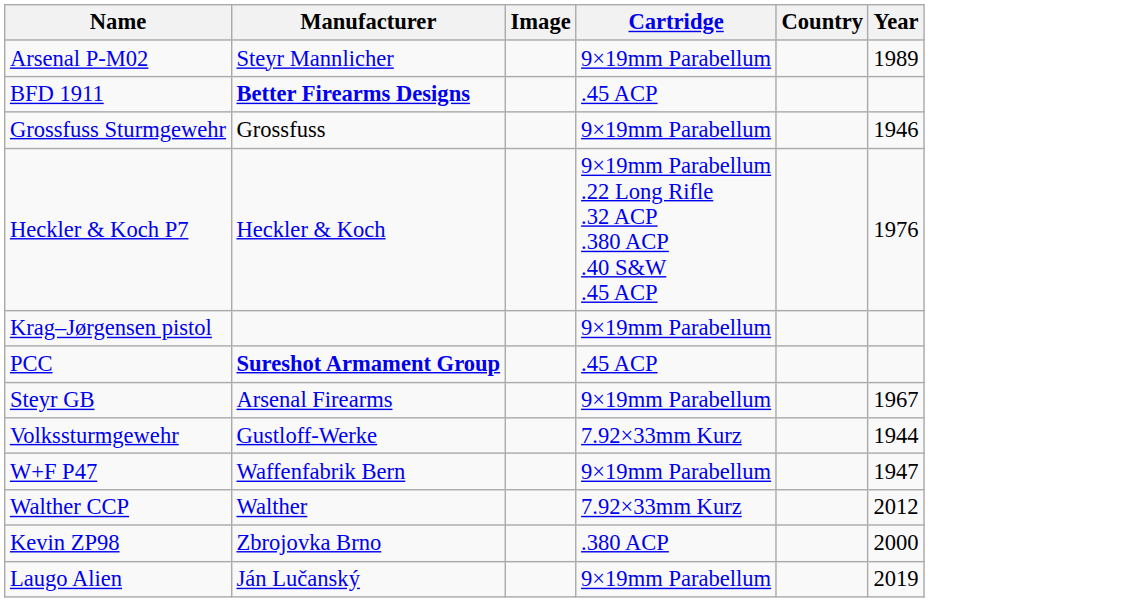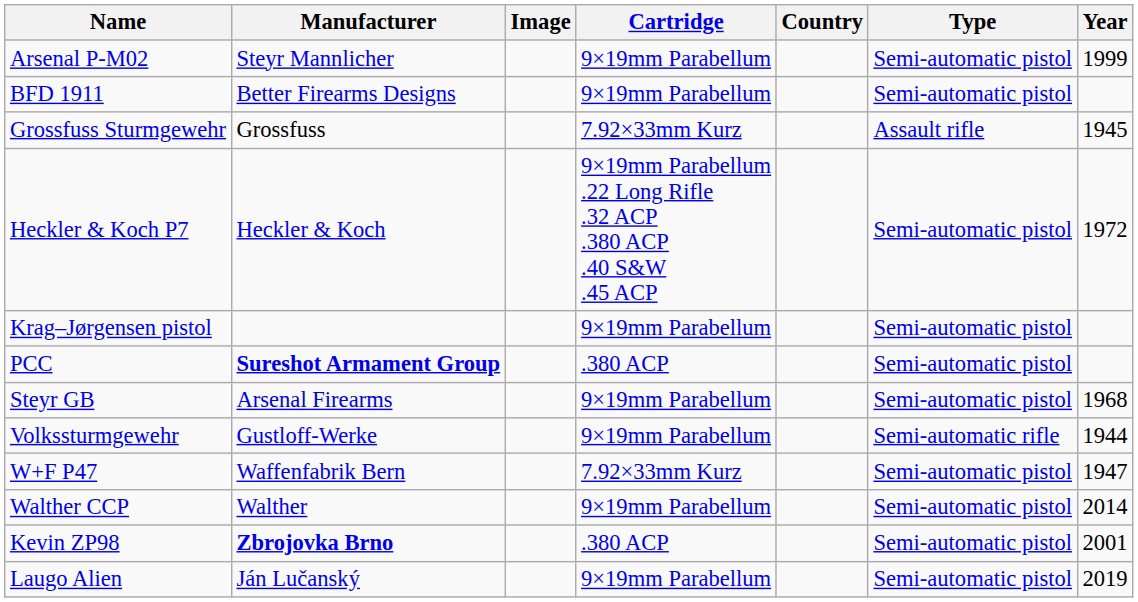+ column: (973, 22)
(896, 58) 1989 -> (1105, 58) 1999
(353, 93) bold -> (346, 93) normal
(619, 93) .45 ACP -> (676, 93) 9×19mm Parabellum
(676, 129) 9×19mm Parabellum -> (661, 129) 7.92×33mm Kurz
(896, 129) 1946 -> (1105, 129) 1945
(896, 228) 1976 -> (1105, 228) 1972
(619, 363) .45 ACP -> (625, 363) .380 ACP
(896, 399) 1967 -> (1105, 399) 1968
(661, 435) 7.92×33mm Kurz -> (676, 435) 9×19mm Parabellum
(676, 471) 9×19mm Parabellum -> (661, 471) 7.92×33mm Kurz
(661, 507) 7.92×33mm Kurz -> (676, 507) 9×19mm Parabellum
(896, 507) 2012 -> (1105, 507) 2014
(309, 542) normal -> (315, 542) bold
(896, 542) 2000 -> (1105, 542) 2001
